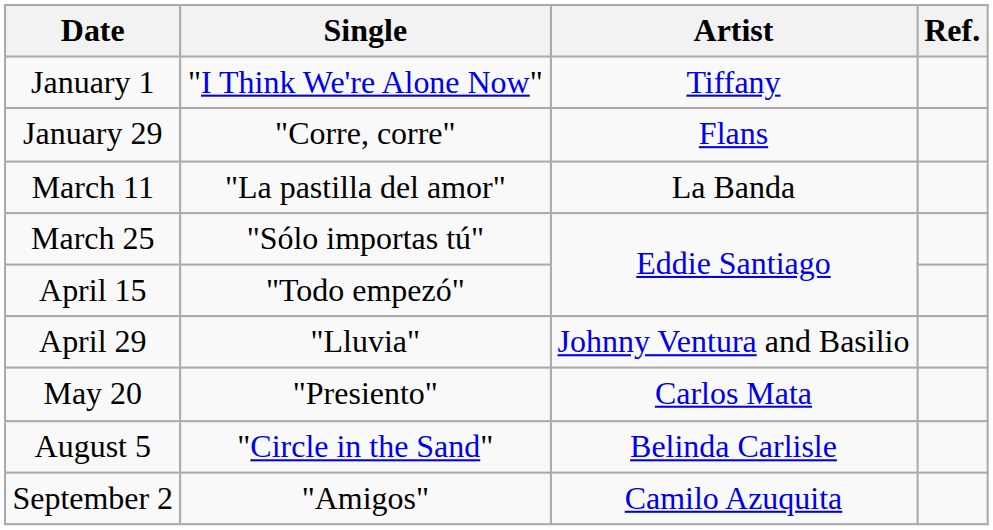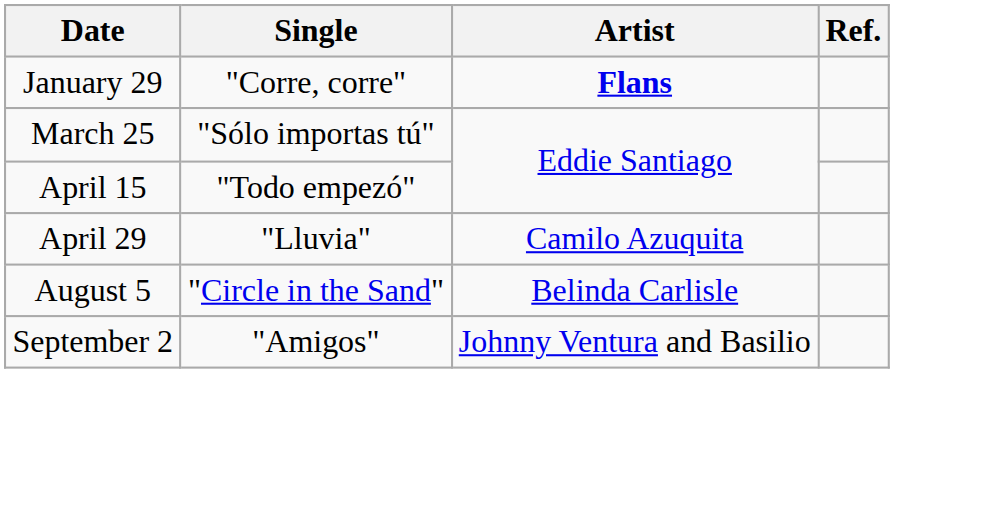- row: (93, 81)
(733, 133) normal -> (635, 81) bold
- row: (93, 185)
(733, 341) Johnny Ventura and Basilio -> (635, 237) Camilo Azuquita
- row: (93, 393)
(733, 496) Camilo Azuquita -> (635, 341) Johnny Ventura and Basilio
